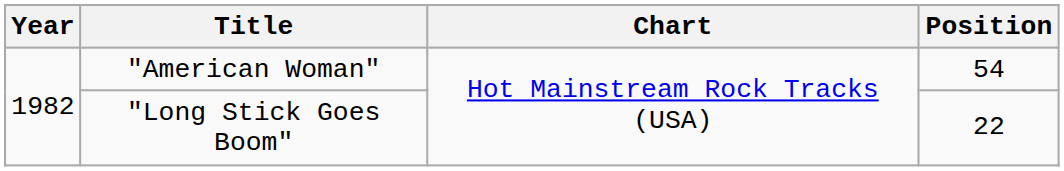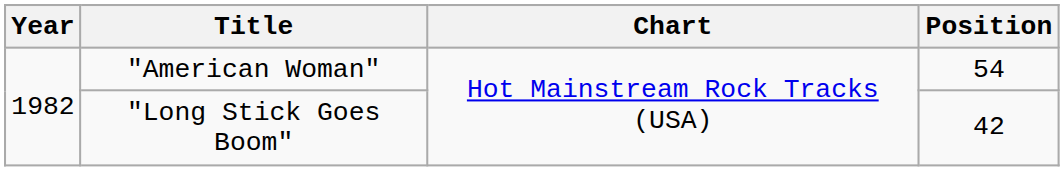(989, 128) 22 -> (989, 128) 42
